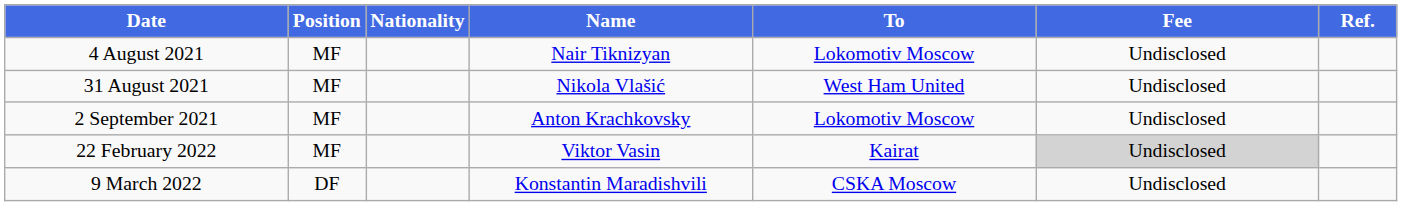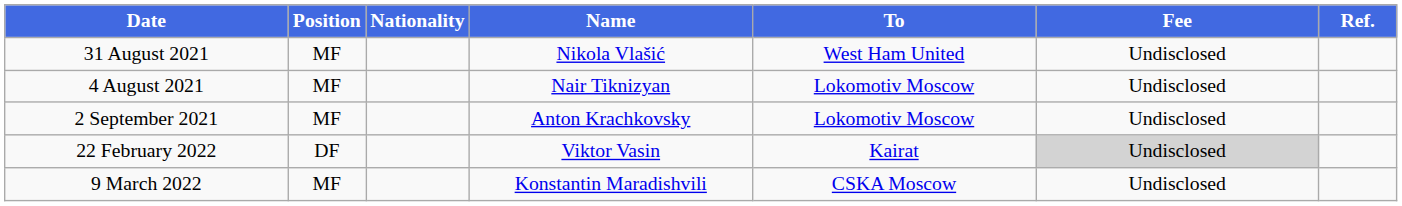rows swapped: (146, 53) <-> (146, 86)
(327, 151) MF -> (327, 151) DF
(327, 183) DF -> (327, 183) MF
